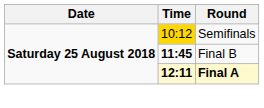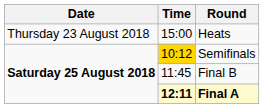+ row: (214, 34)
(177, 53) bold -> (176, 73) normal
